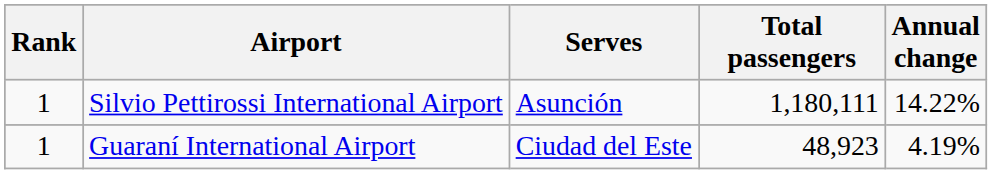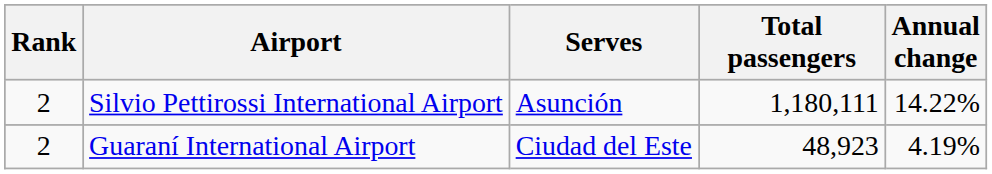(44, 102) 1 -> (44, 102) 2
(44, 146) 1 -> (44, 146) 2
